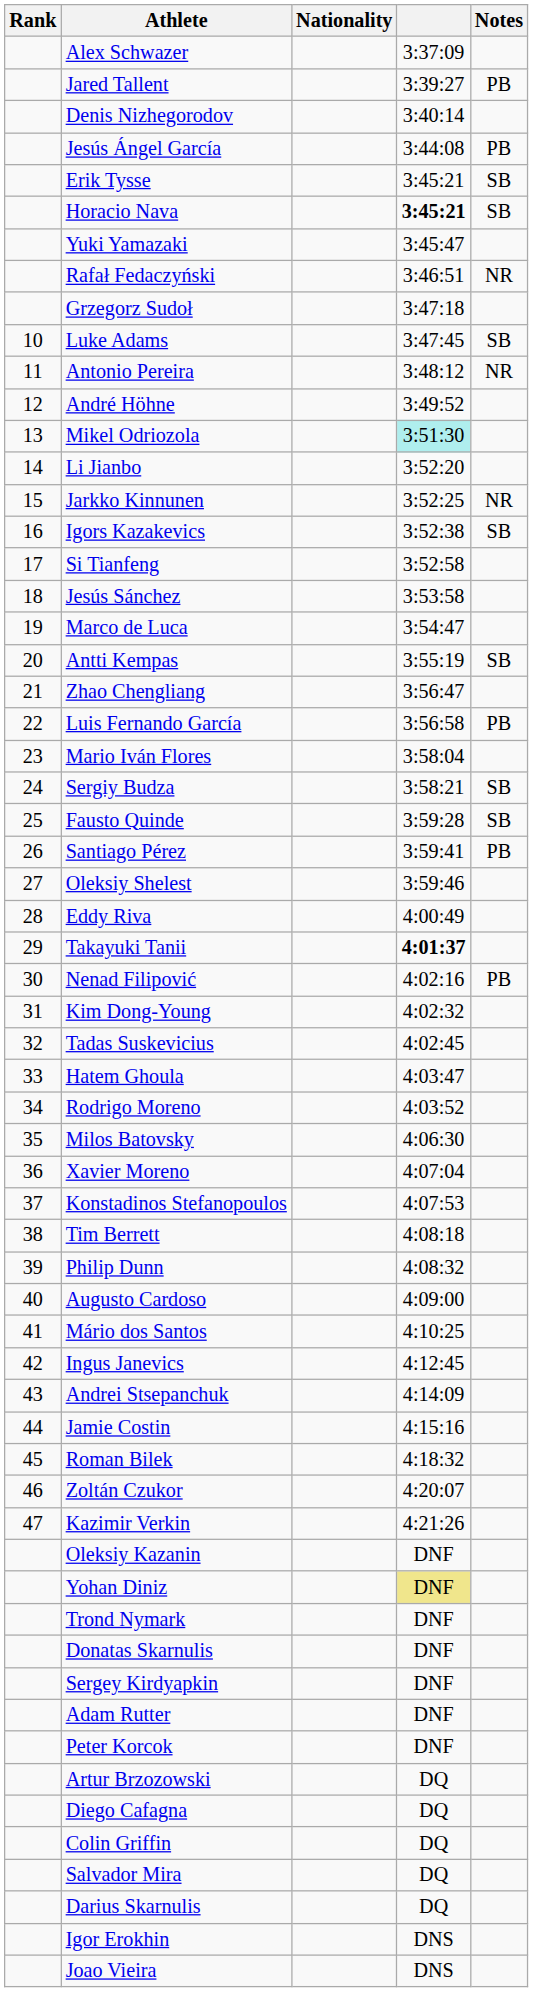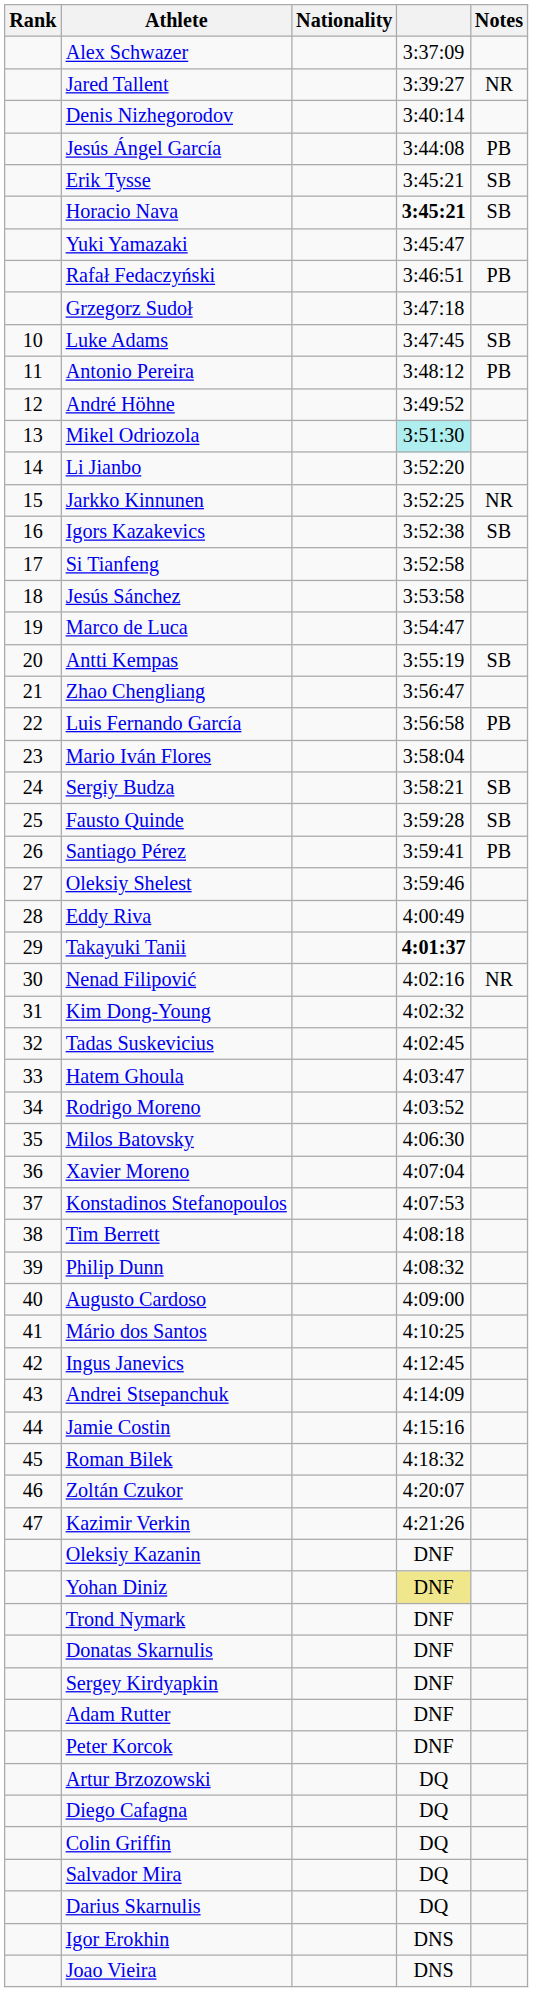(499, 84) PB -> (499, 84) NR
(499, 276) NR -> (499, 276) PB
(499, 372) NR -> (499, 372) PB
(499, 979) PB -> (499, 979) NR
